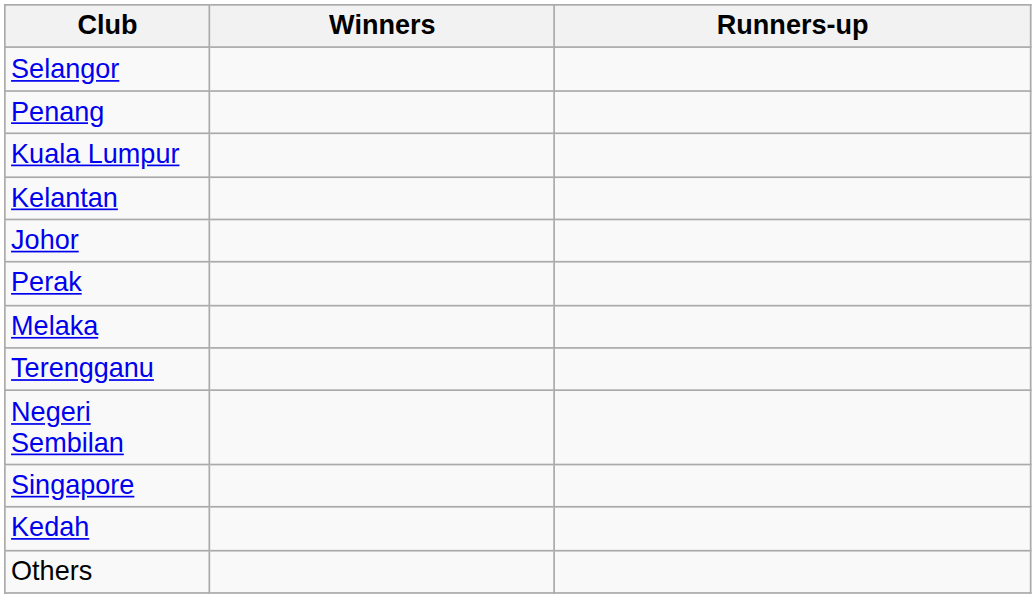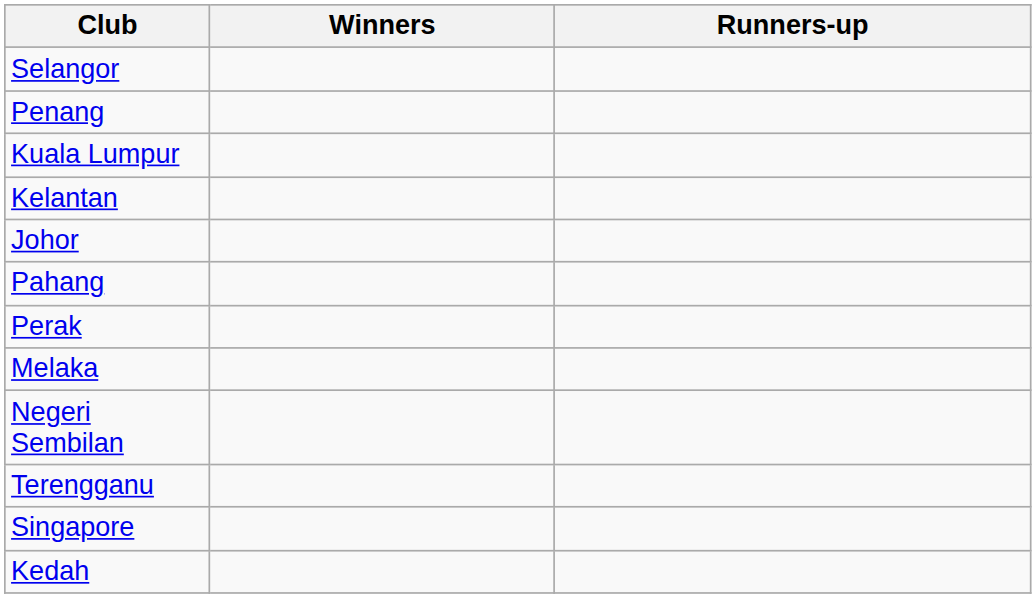+ row: (58, 283)
rows swapped: (82, 369) <-> (67, 427)
- row: (52, 570)
